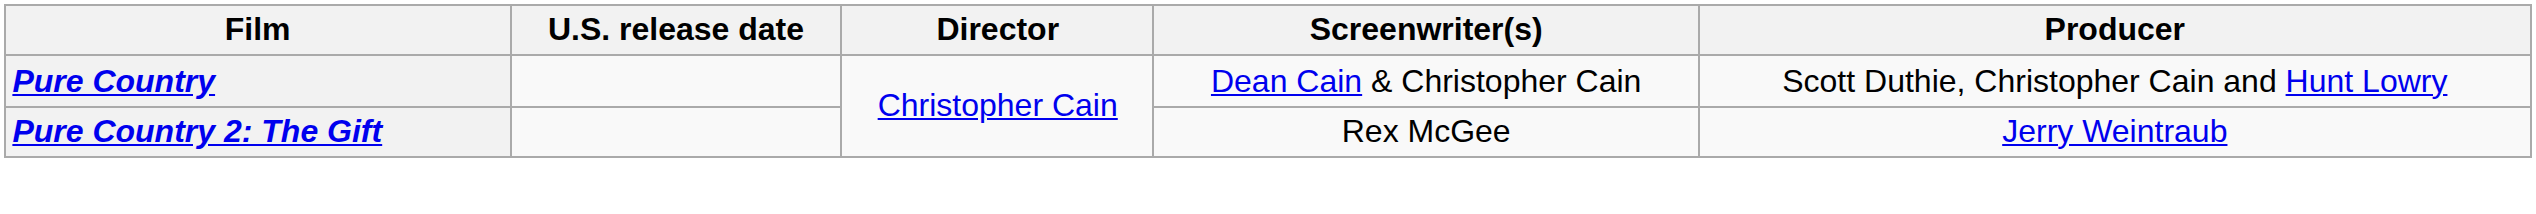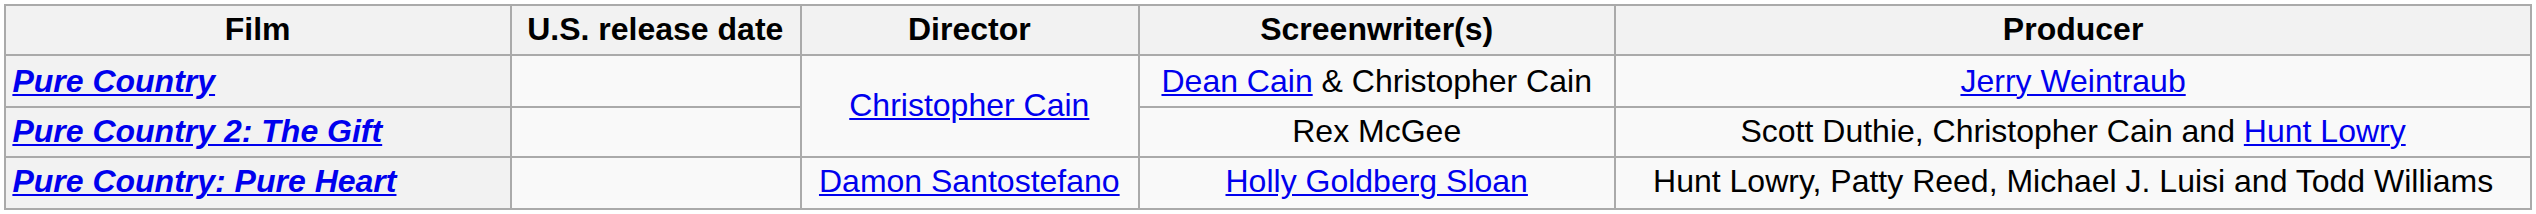(2115, 80) Scott Duthie, Christopher Cain and Hunt Lowry -> (2073, 80) Jerry Weintraub
(2115, 131) Jerry Weintraub -> (2073, 131) Scott Duthie, Christopher Cain and Hunt Lowry
+ row: (204, 182)
